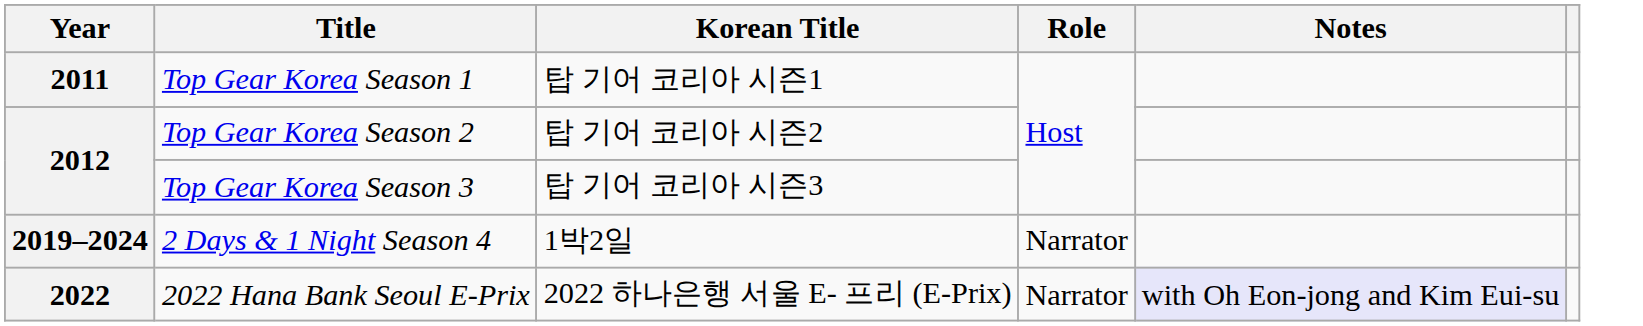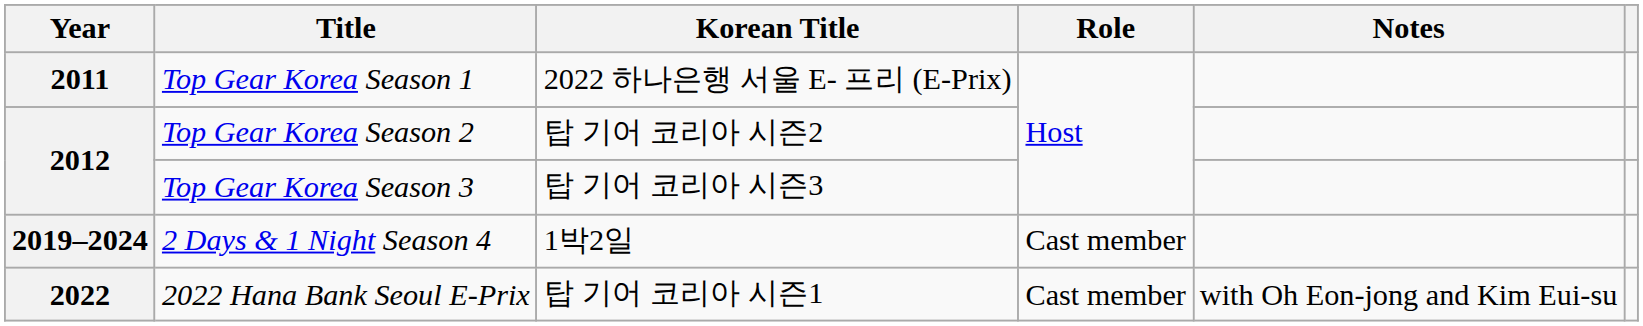(684, 78) 탑 기어 코리아 시즌1 -> (778, 78) 2022 하나은행 서울 E- 프리 (E-Prix)
(1077, 240) Narrator -> (1106, 240) Cast member
(778, 292) 2022 하나은행 서울 E- 프리 (E-Prix) -> (684, 292) 탑 기어 코리아 시즌1
(1077, 293) Narrator -> (1106, 293) Cast member
(1351, 293) lavender background -> (1409, 293) no background
